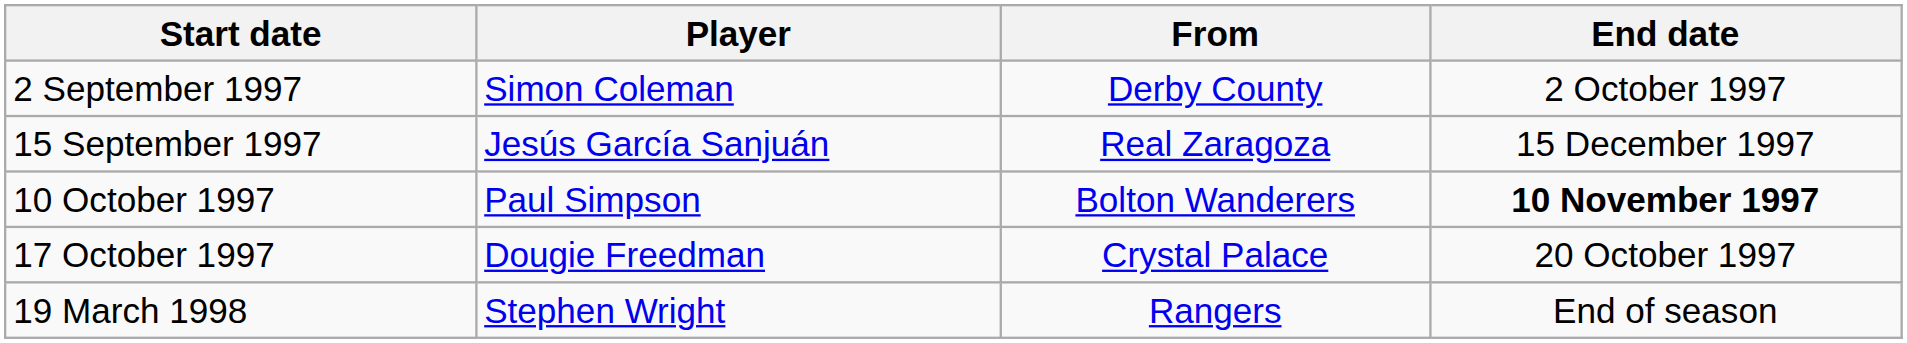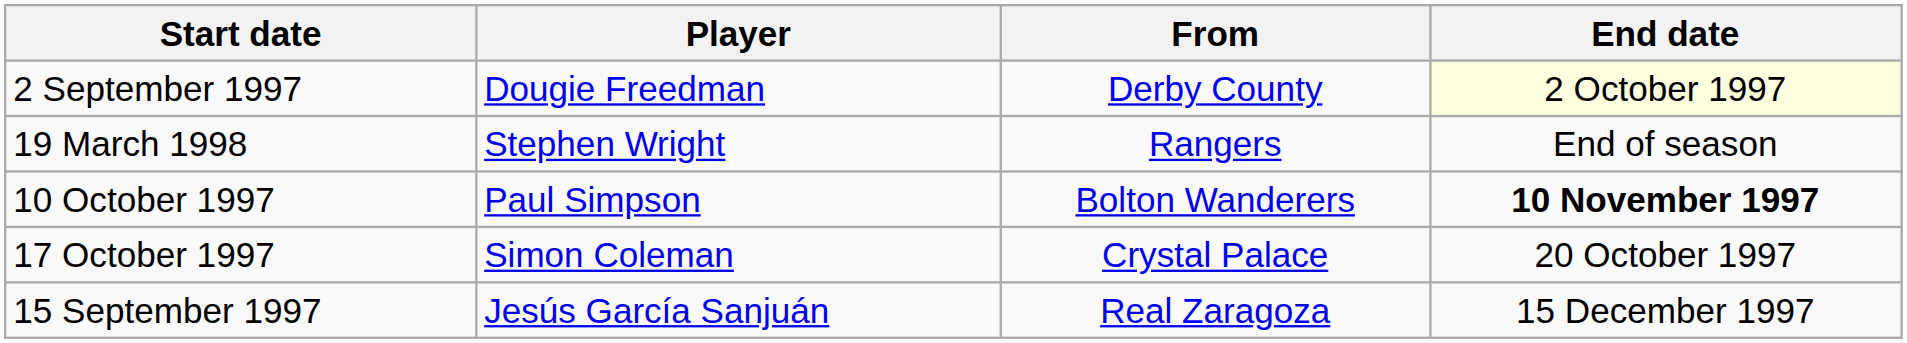(609, 89) Simon Coleman -> (625, 89) Dougie Freedman
(1665, 89) no background -> (1665, 89) lightyellow background
rows swapped: (167, 144) <-> (130, 311)
(625, 255) Dougie Freedman -> (609, 255) Simon Coleman
